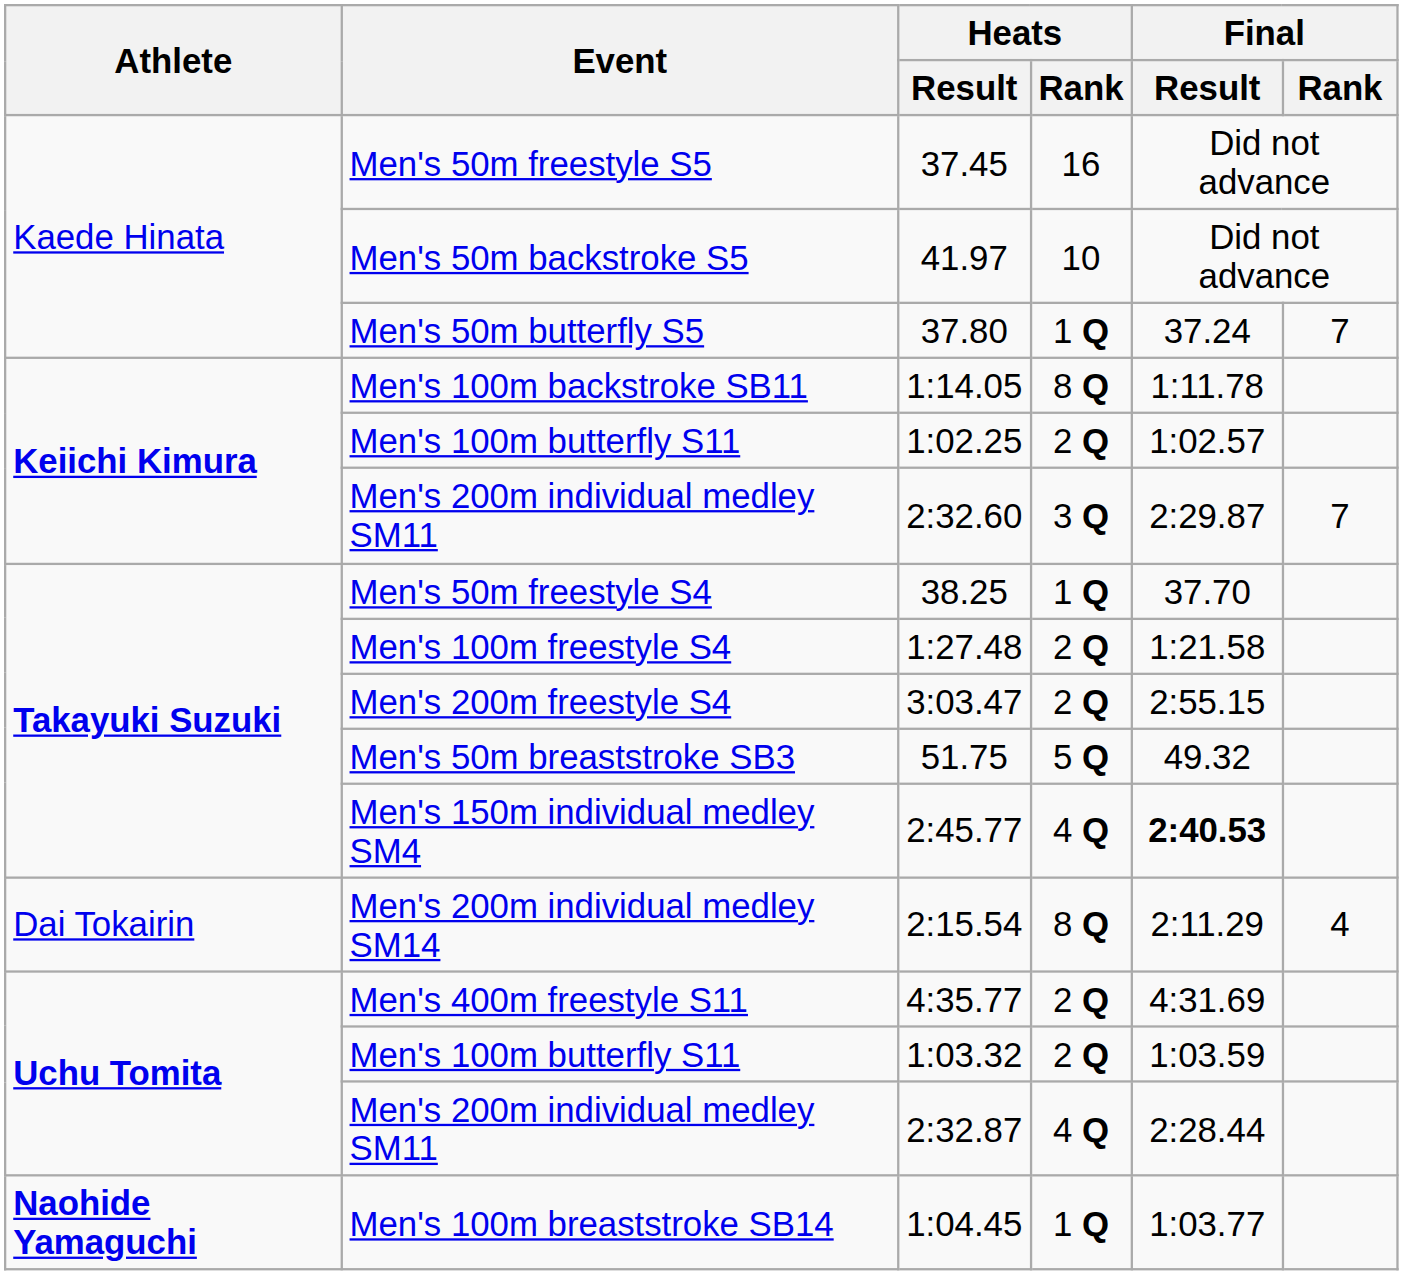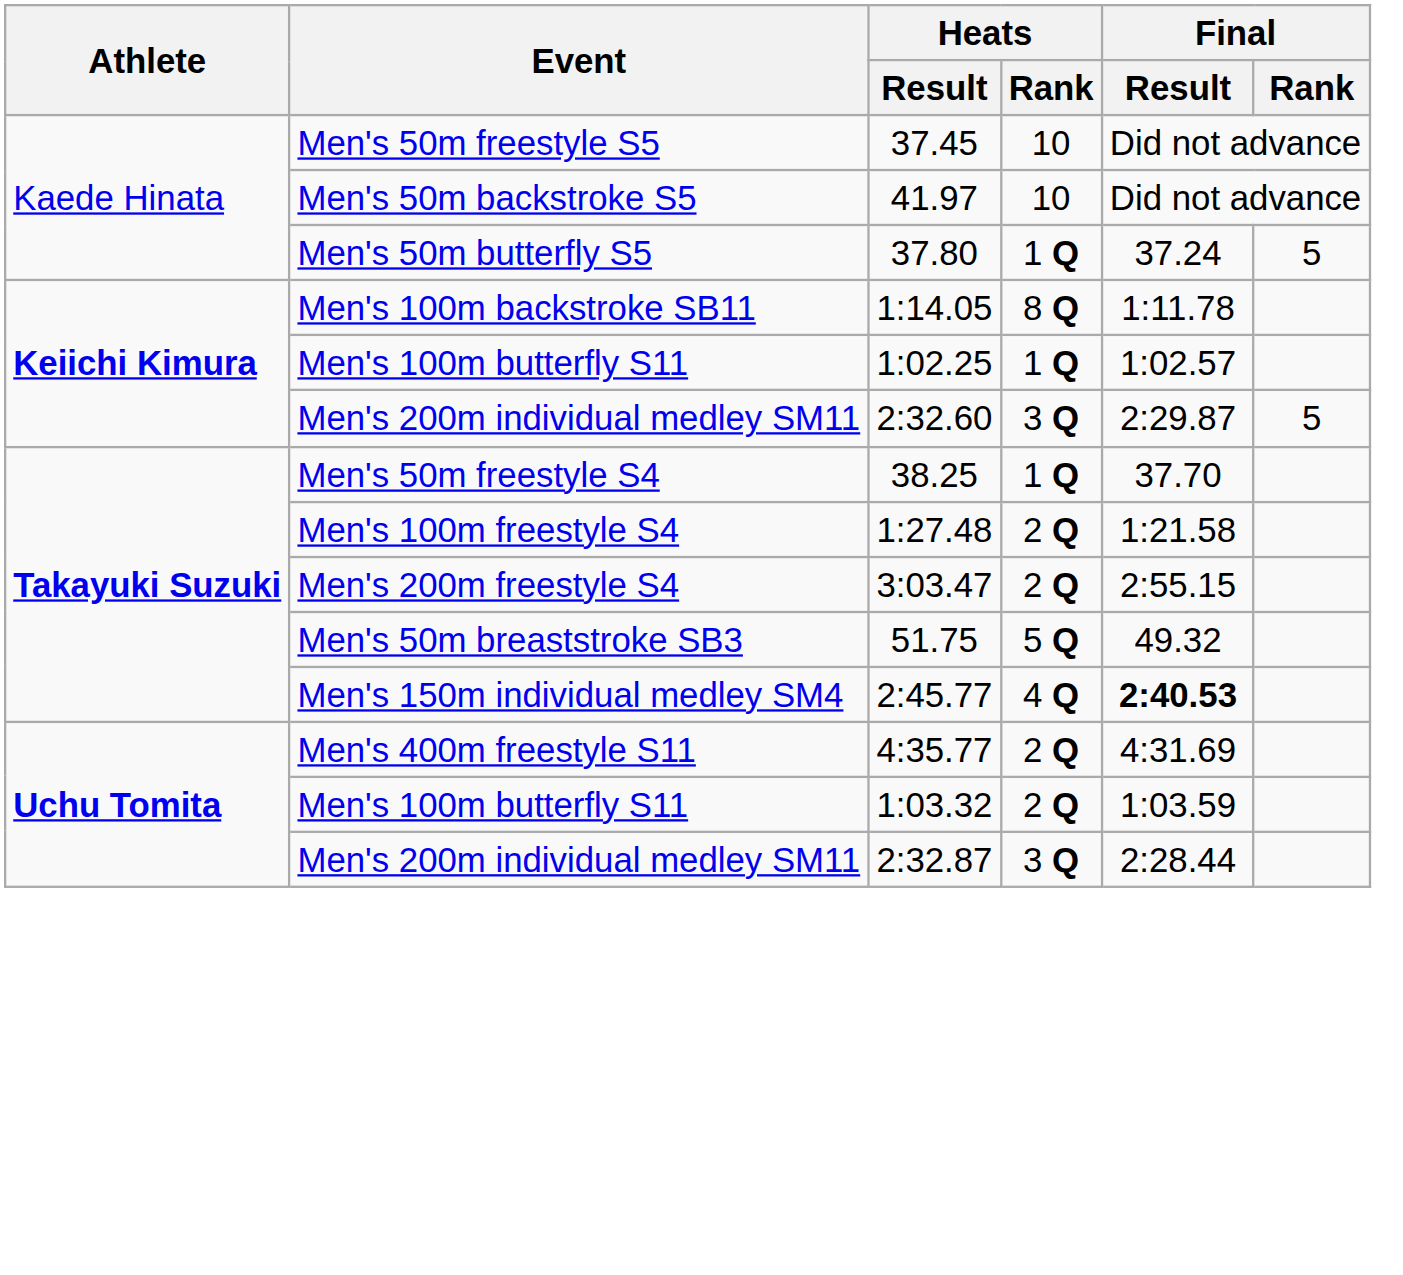(1081, 163) 16 -> (1051, 143) 10
(1340, 331) 7 -> (1312, 253) 5
(1081, 441) 2 Q -> (1051, 364) 1 Q
(1340, 516) 7 -> (1312, 419) 5
- row: (964, 924)
(1081, 1129) 4 Q -> (1051, 859) 3 Q
- row: (964, 1223)
